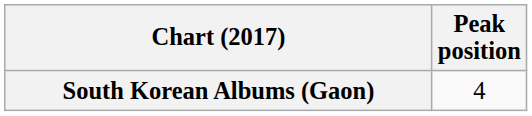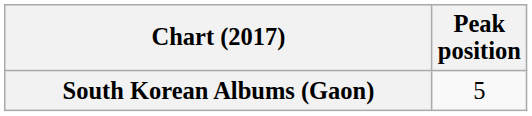(479, 90) 4 -> (479, 90) 5
